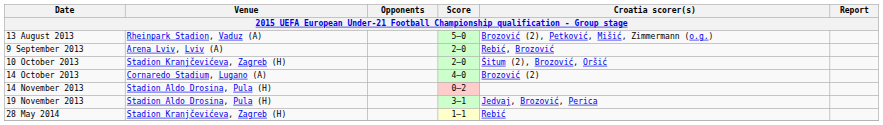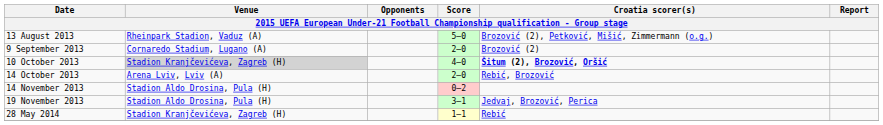(175, 50) Arena Lviv, Lviv (A) -> (197, 50) Cornaredo Stadium, Lugano (A)
(518, 50) Rebić, Brozović -> (511, 50) Brozović (2)
(207, 63) no background -> (207, 63) lightgrey background
(459, 63) 2–0 -> (459, 63) 4–0
(544, 63) normal -> (544, 63) bold
(197, 76) Cornaredo Stadium, Lugano (A) -> (175, 76) Arena Lviv, Lviv (A)
(459, 76) 4–0 -> (459, 76) 2–0
(511, 76) Brozović (2) -> (518, 76) Rebić, Brozović
